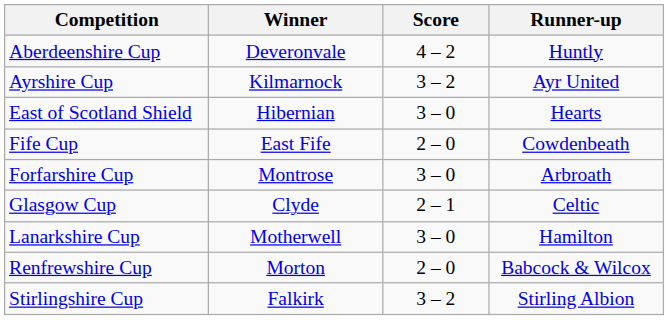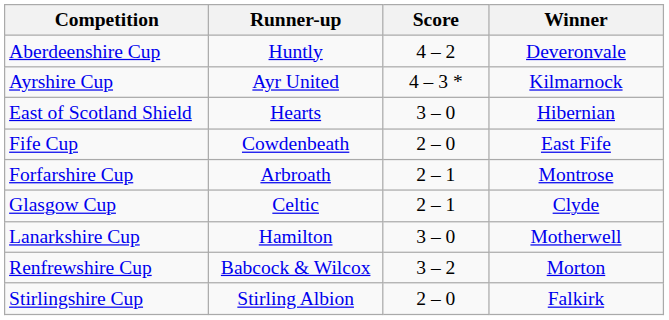columns swapped: (296, 19) <-> (576, 19)
(436, 81) 3 – 2 -> (436, 81) 4 – 3 *
(436, 174) 3 – 0 -> (436, 174) 2 – 1
(436, 267) 2 – 0 -> (436, 267) 3 – 2
(436, 298) 3 – 2 -> (436, 298) 2 – 0
